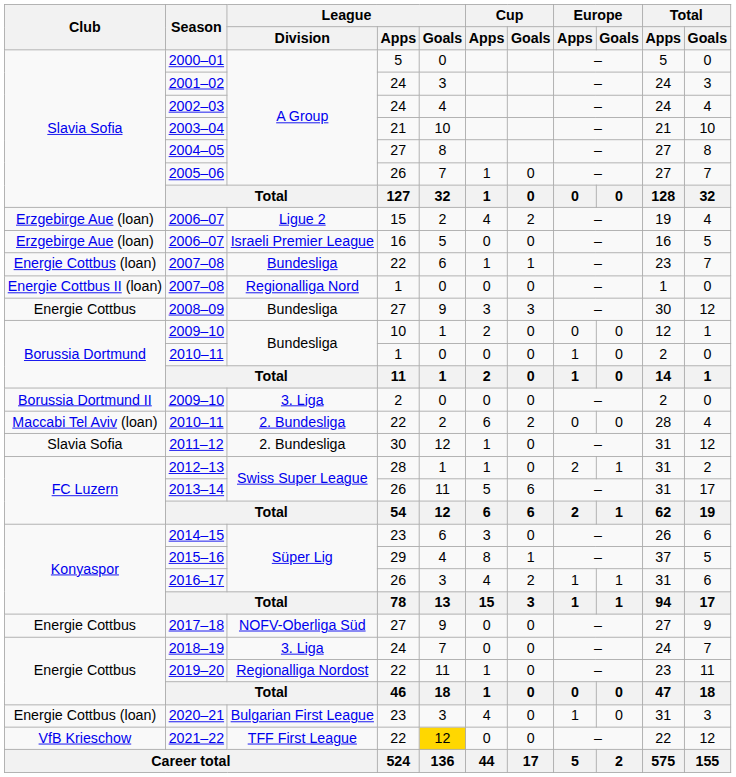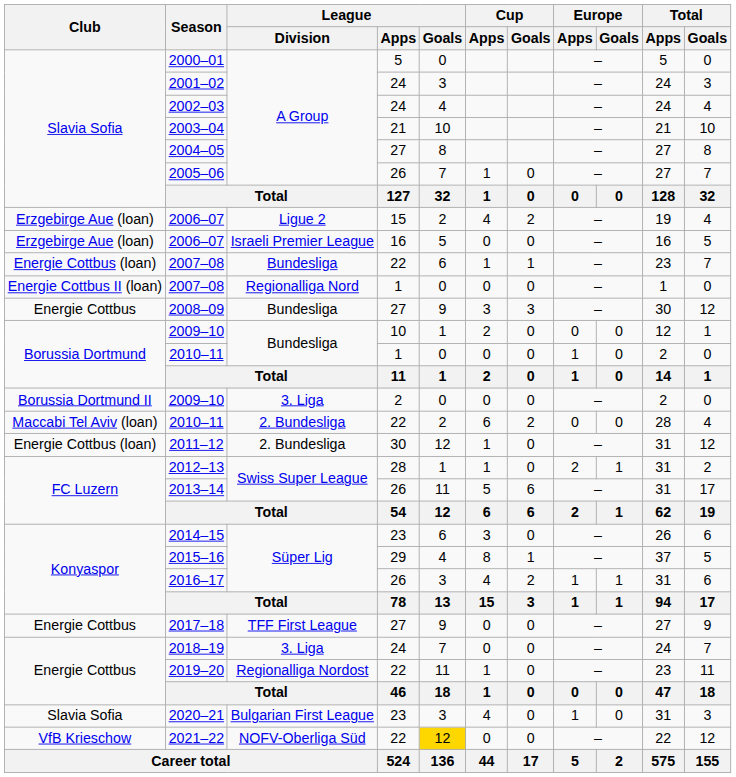(85, 444) Slavia Sofia -> (85, 444) Energie Cottbus (loan)
(302, 625) NOFV-Oberliga Süd -> (302, 625) TFF First League
(85, 715) Energie Cottbus (loan) -> (85, 715) Slavia Sofia
(302, 738) TFF First League -> (302, 738) NOFV-Oberliga Süd
